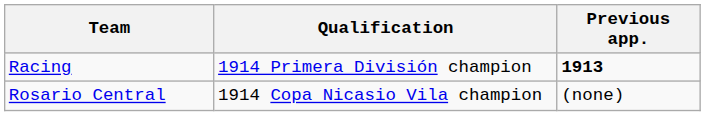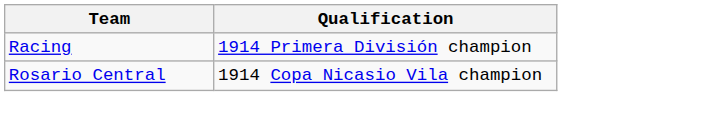- column: (628, 29)
